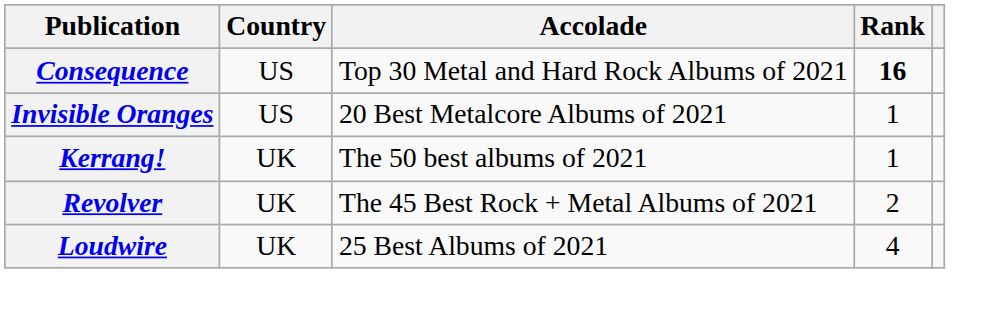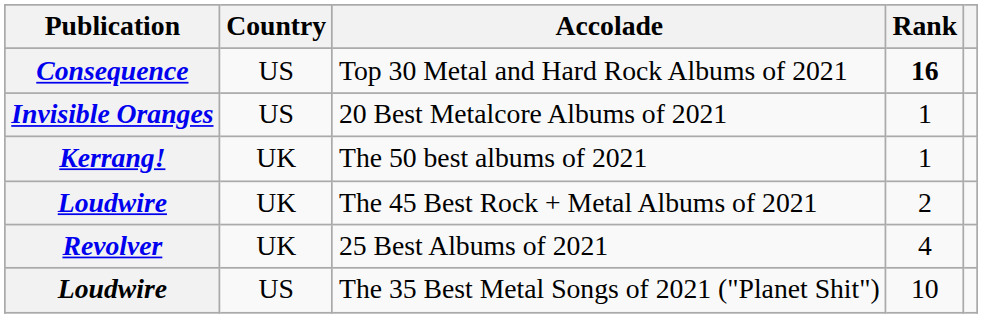(112, 202) Revolver -> (112, 202) Loudwire
(112, 245) Loudwire -> (112, 245) Revolver
+ row: (609, 289)
